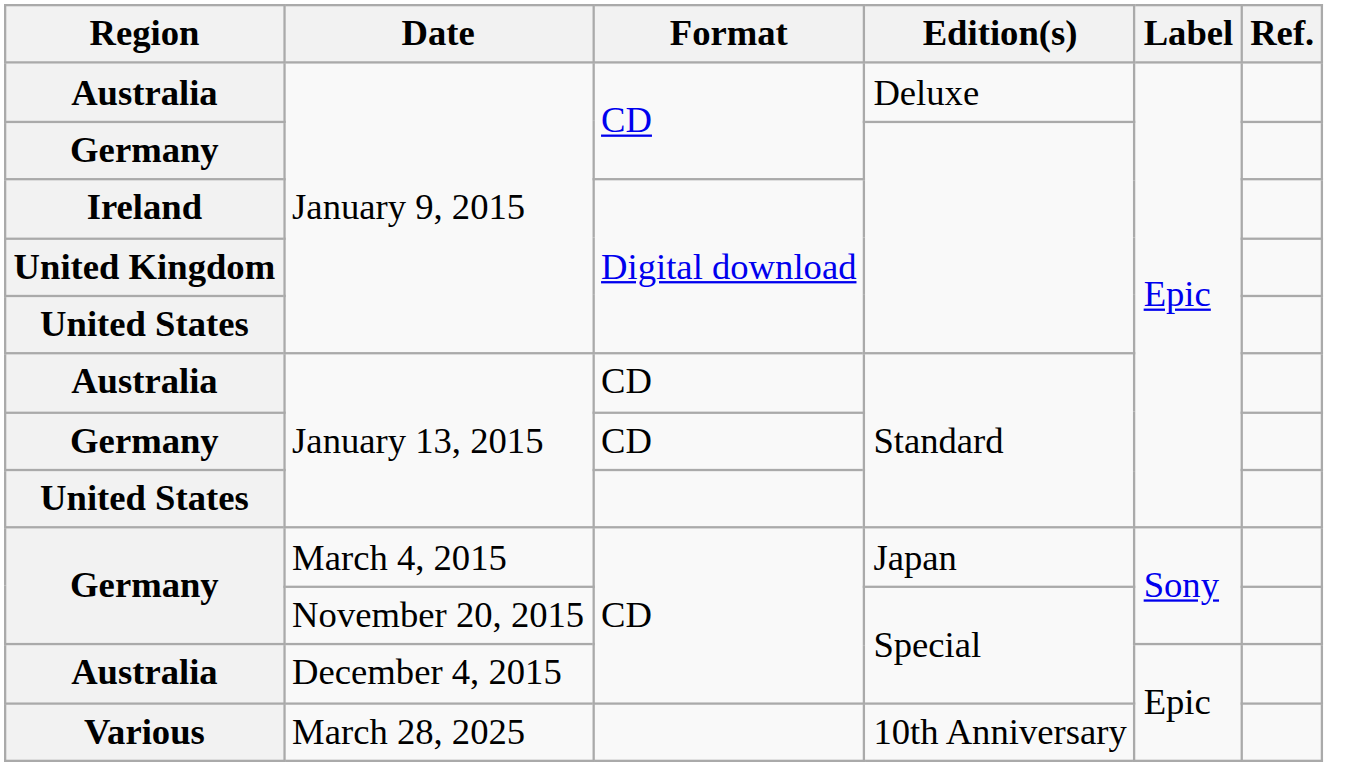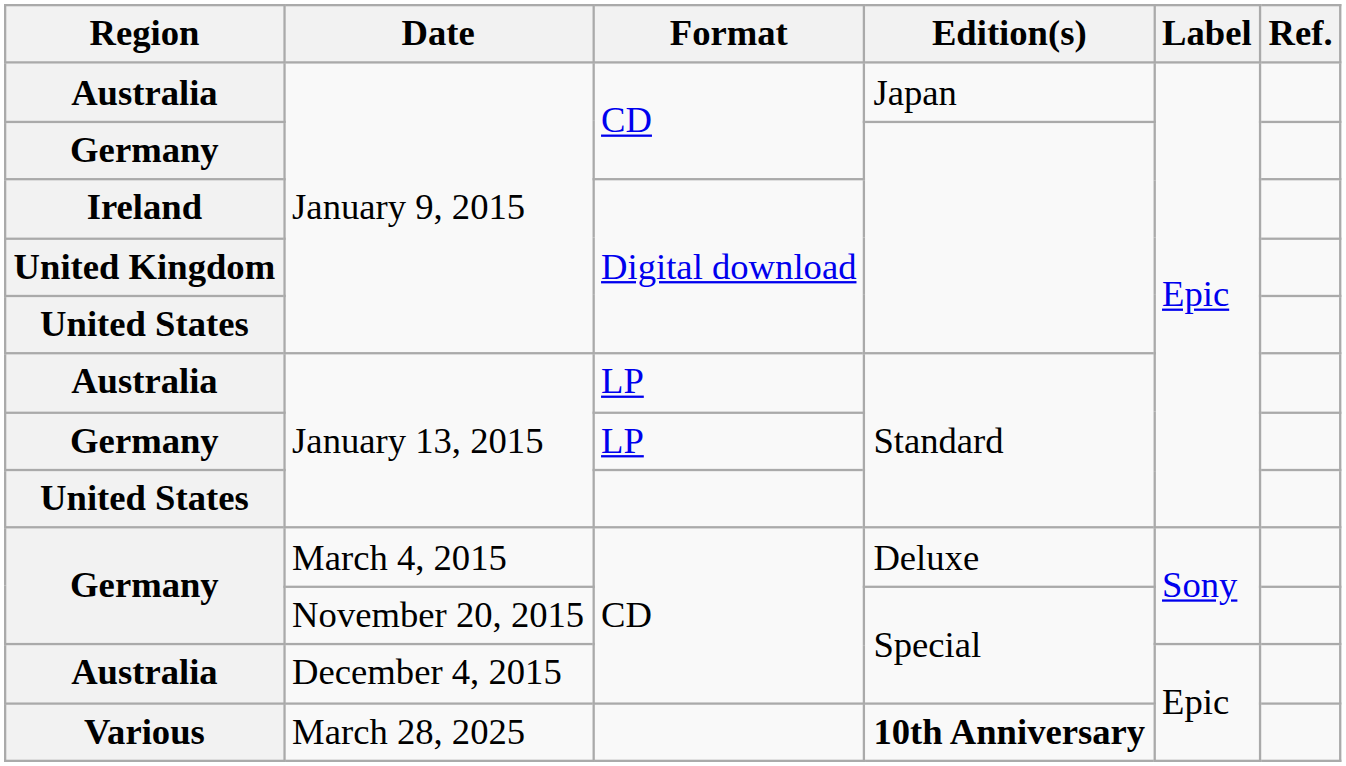(926, 91) Deluxe -> (915, 91) Japan
(627, 382) CD -> (622, 382) LP
(627, 440) CD -> (622, 440) LP
(915, 556) Japan -> (926, 556) Deluxe
(1000, 730) normal -> (1009, 730) bold
